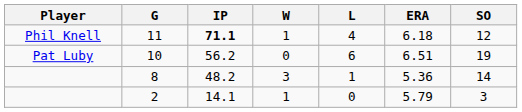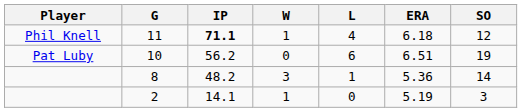(418, 97) 5.79 -> (418, 97) 5.19
